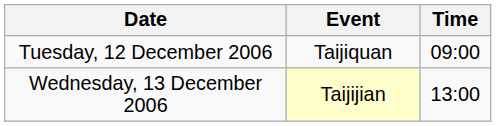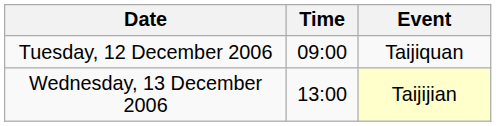columns swapped: (455, 20) <-> (353, 20)
